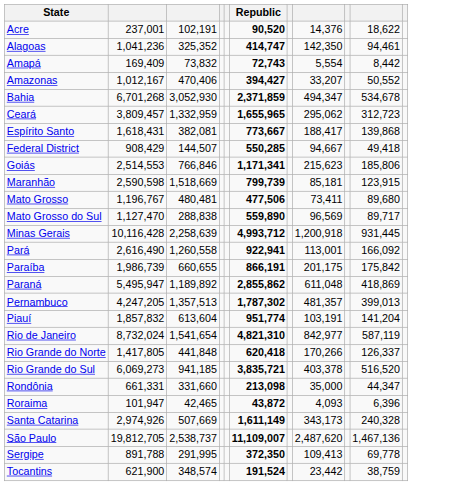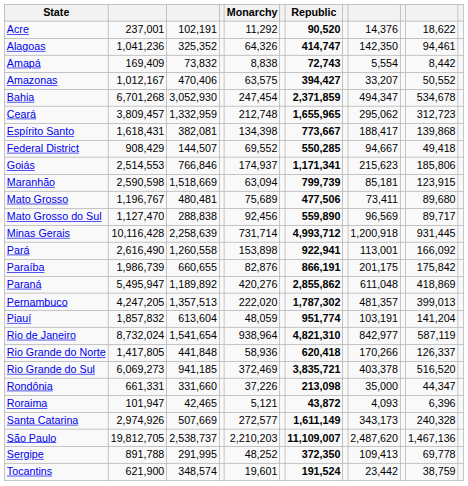+ column: (252, 13)
